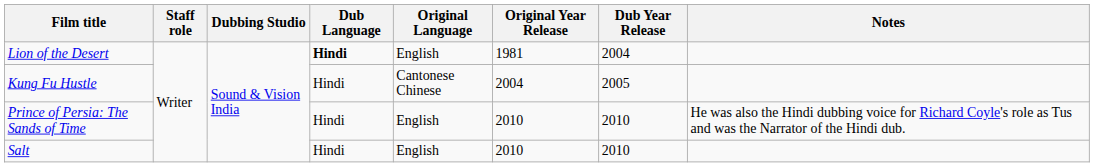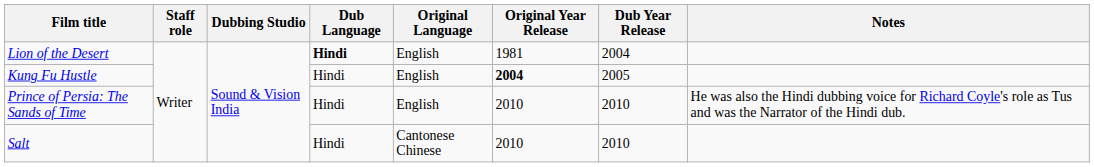(425, 83) Cantonese Chinese -> (418, 75) English
(509, 83) normal -> (509, 75) bold
(418, 150) English -> (425, 142) Cantonese Chinese
